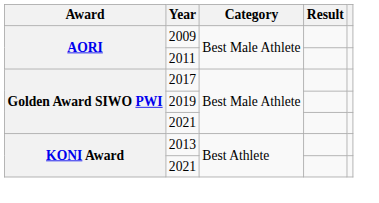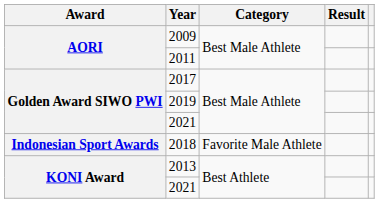+ row: (85, 144)
